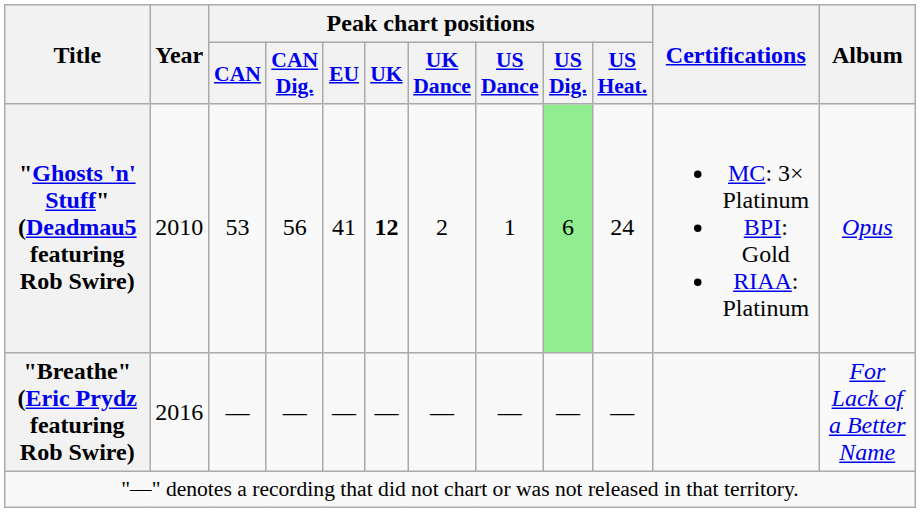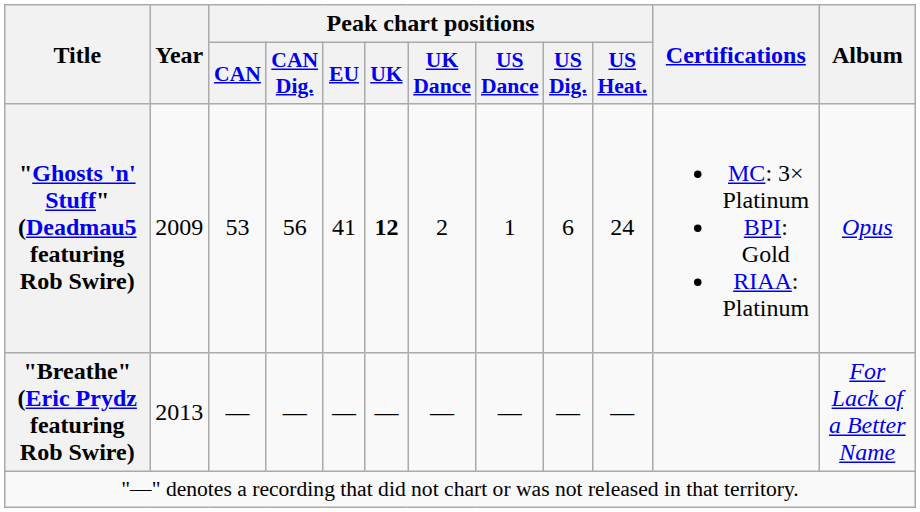(179, 227) 2010 -> (179, 227) 2009
(568, 227) lightgreen background -> (568, 227) no background
(179, 411) 2016 -> (179, 411) 2013
